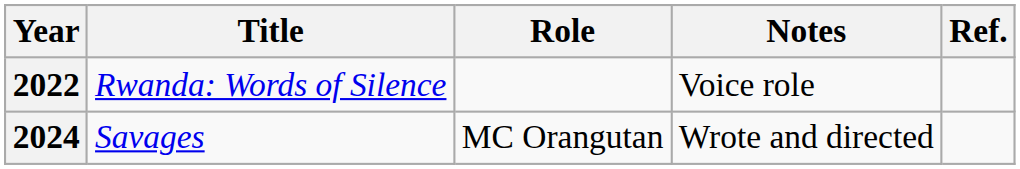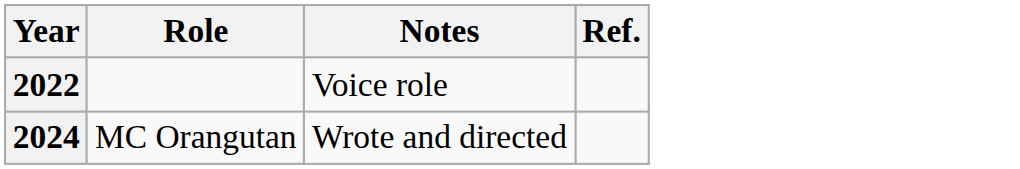- column: (271, 31)
